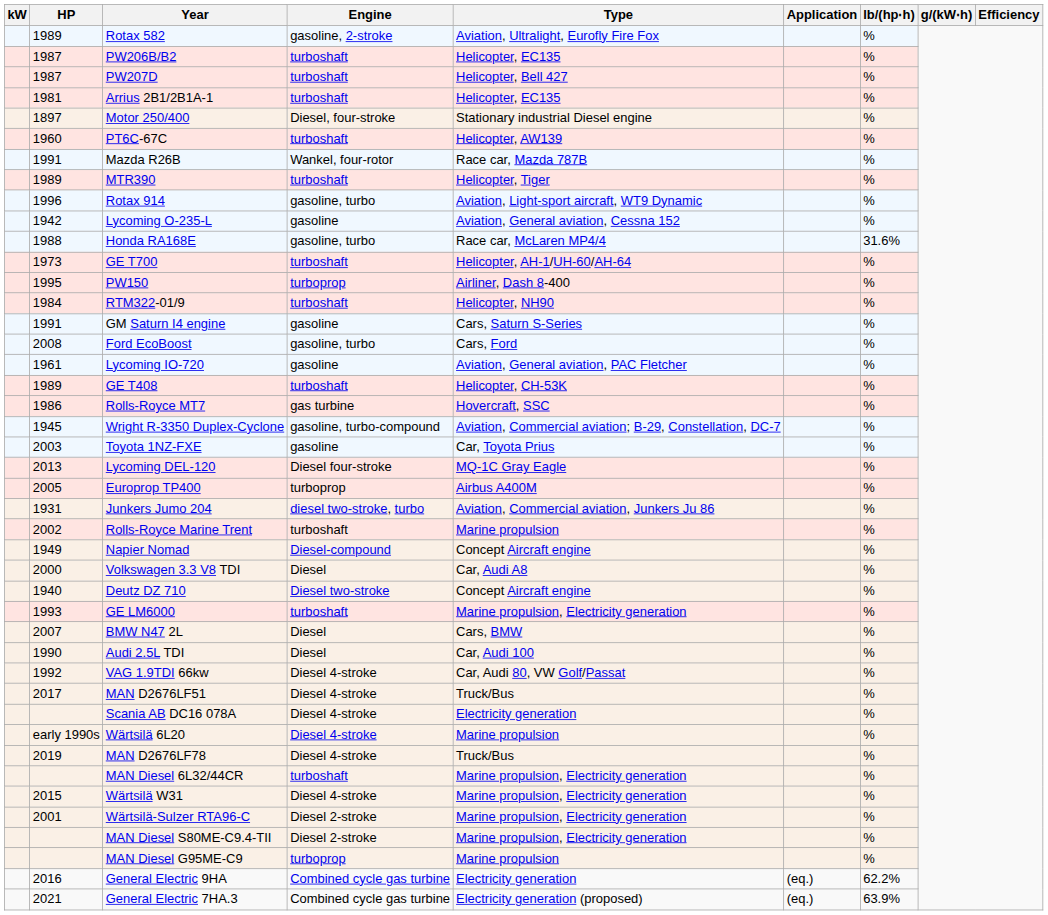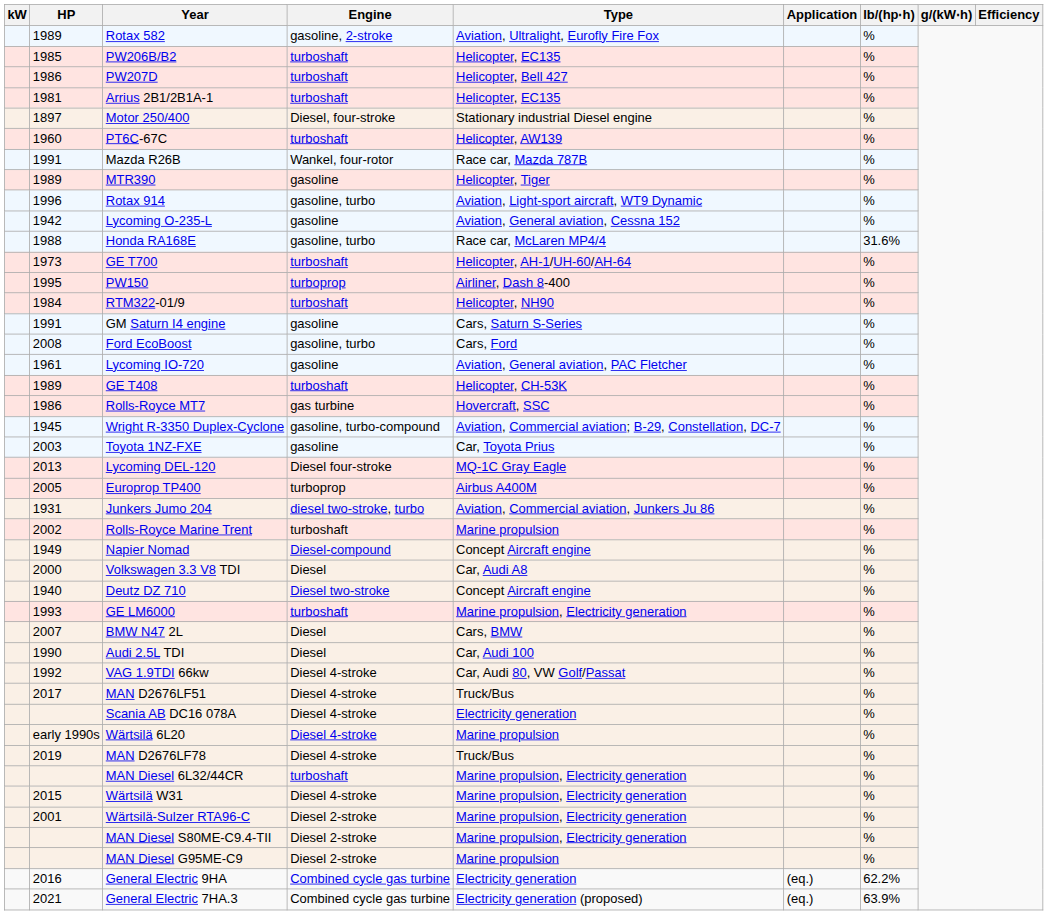(47, 56) 1987 -> (47, 56) 1985
(47, 77) 1987 -> (47, 77) 1986
(319, 180) turboshaft -> (314, 180) gasoline
(318, 858) turboprop -> (333, 858) Diesel 2-stroke
